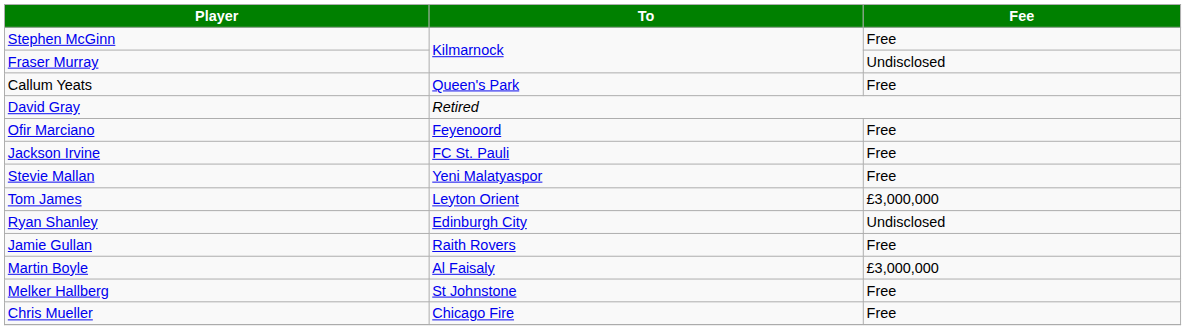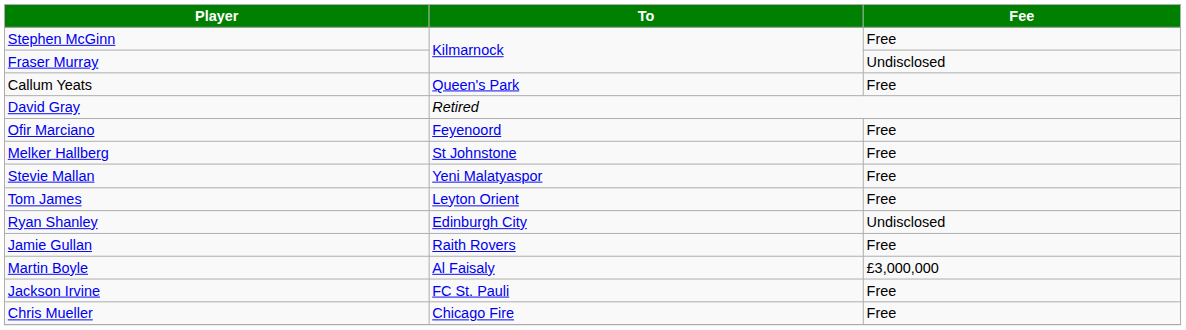rows swapped: (54, 153) <-> (58, 290)
(903, 199) £3,000,000 -> (881, 199) Free
